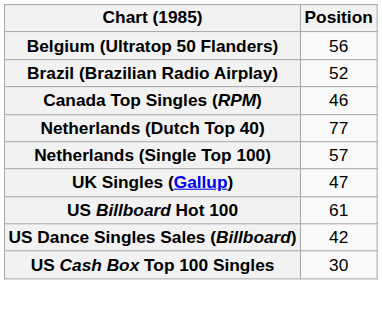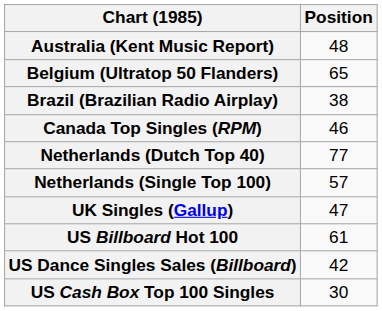+ row: (153, 45)
(339, 45) 56 -> (339, 73) 65
(339, 73) 52 -> (339, 100) 38
